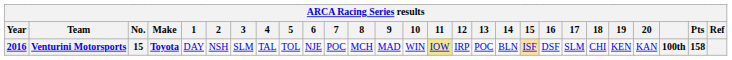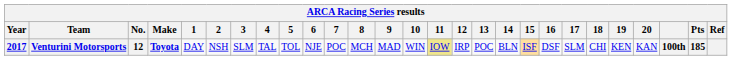(17, 47) 2016 -> (17, 47) 2017
(138, 47) 15 -> (138, 47) 12
(698, 47) 158 -> (698, 47) 185
